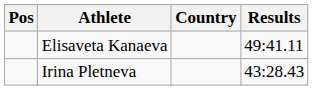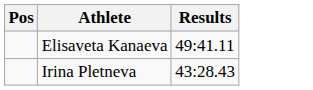- column: (206, 17)
